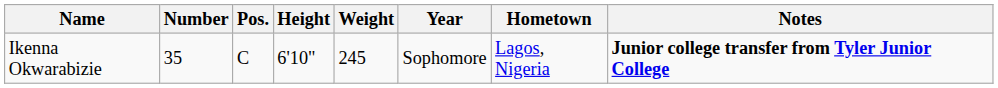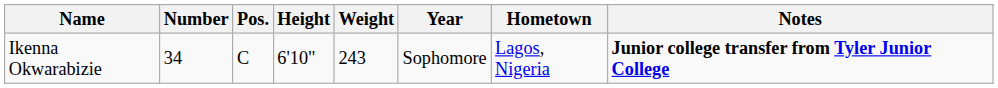(173, 58) 35 -> (173, 58) 34
(352, 58) 245 -> (352, 58) 243
